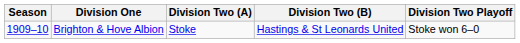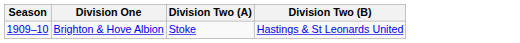- column: (460, 13)
